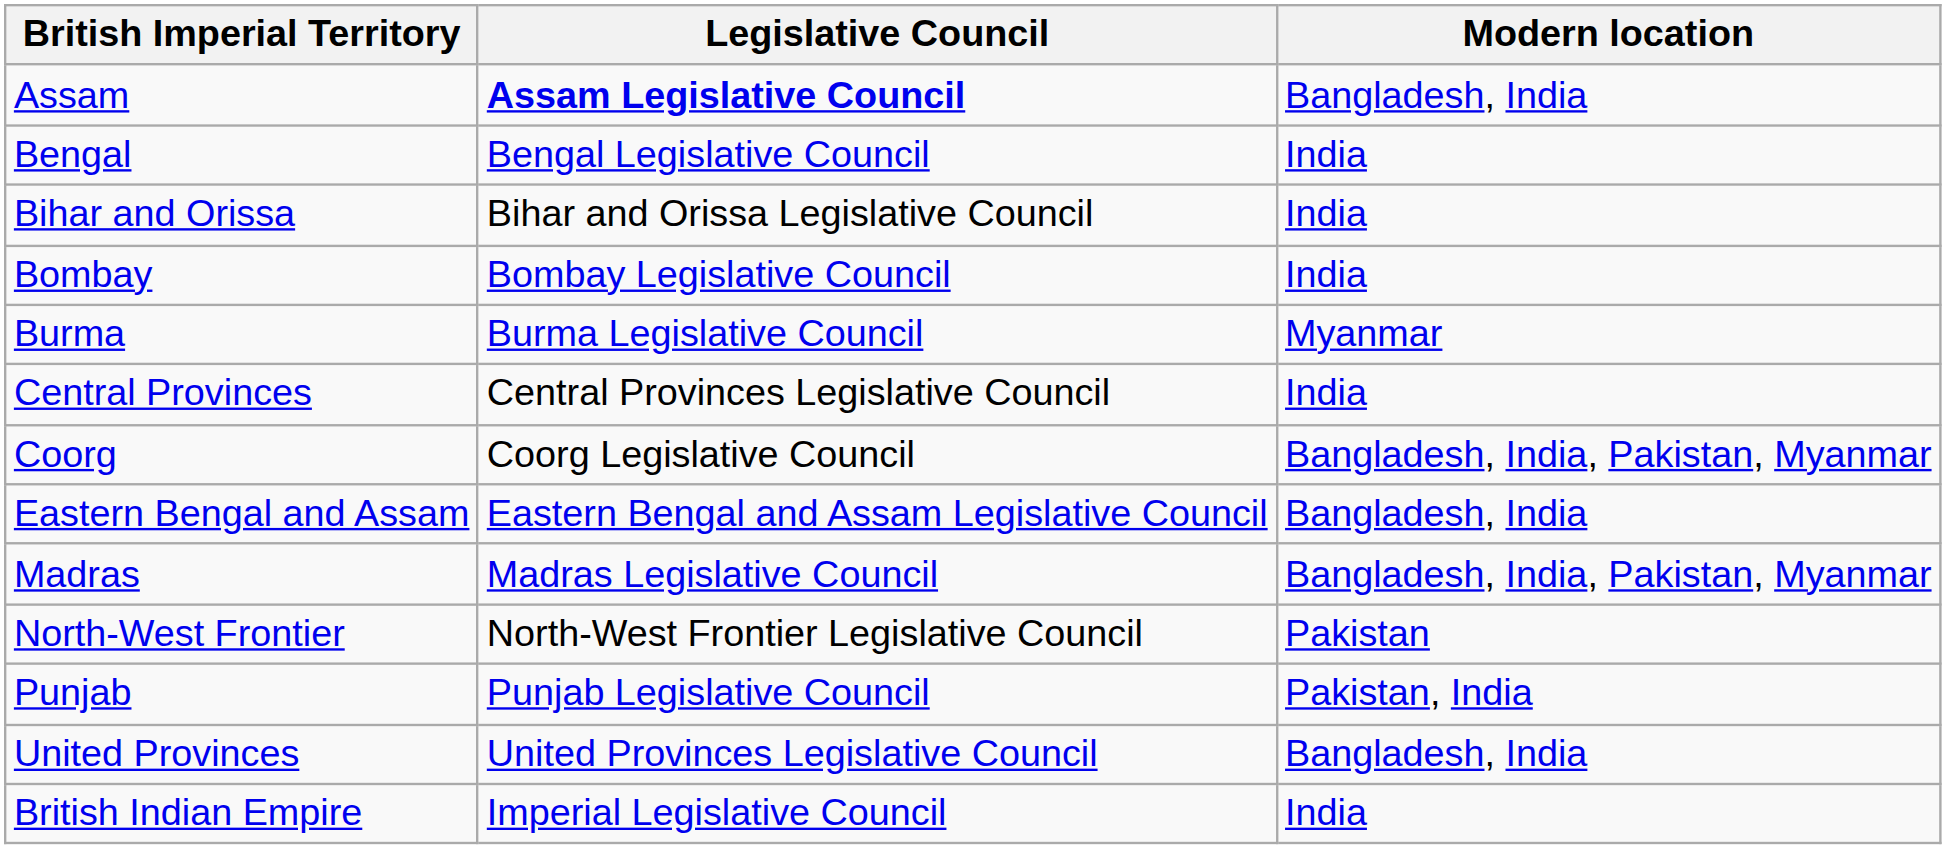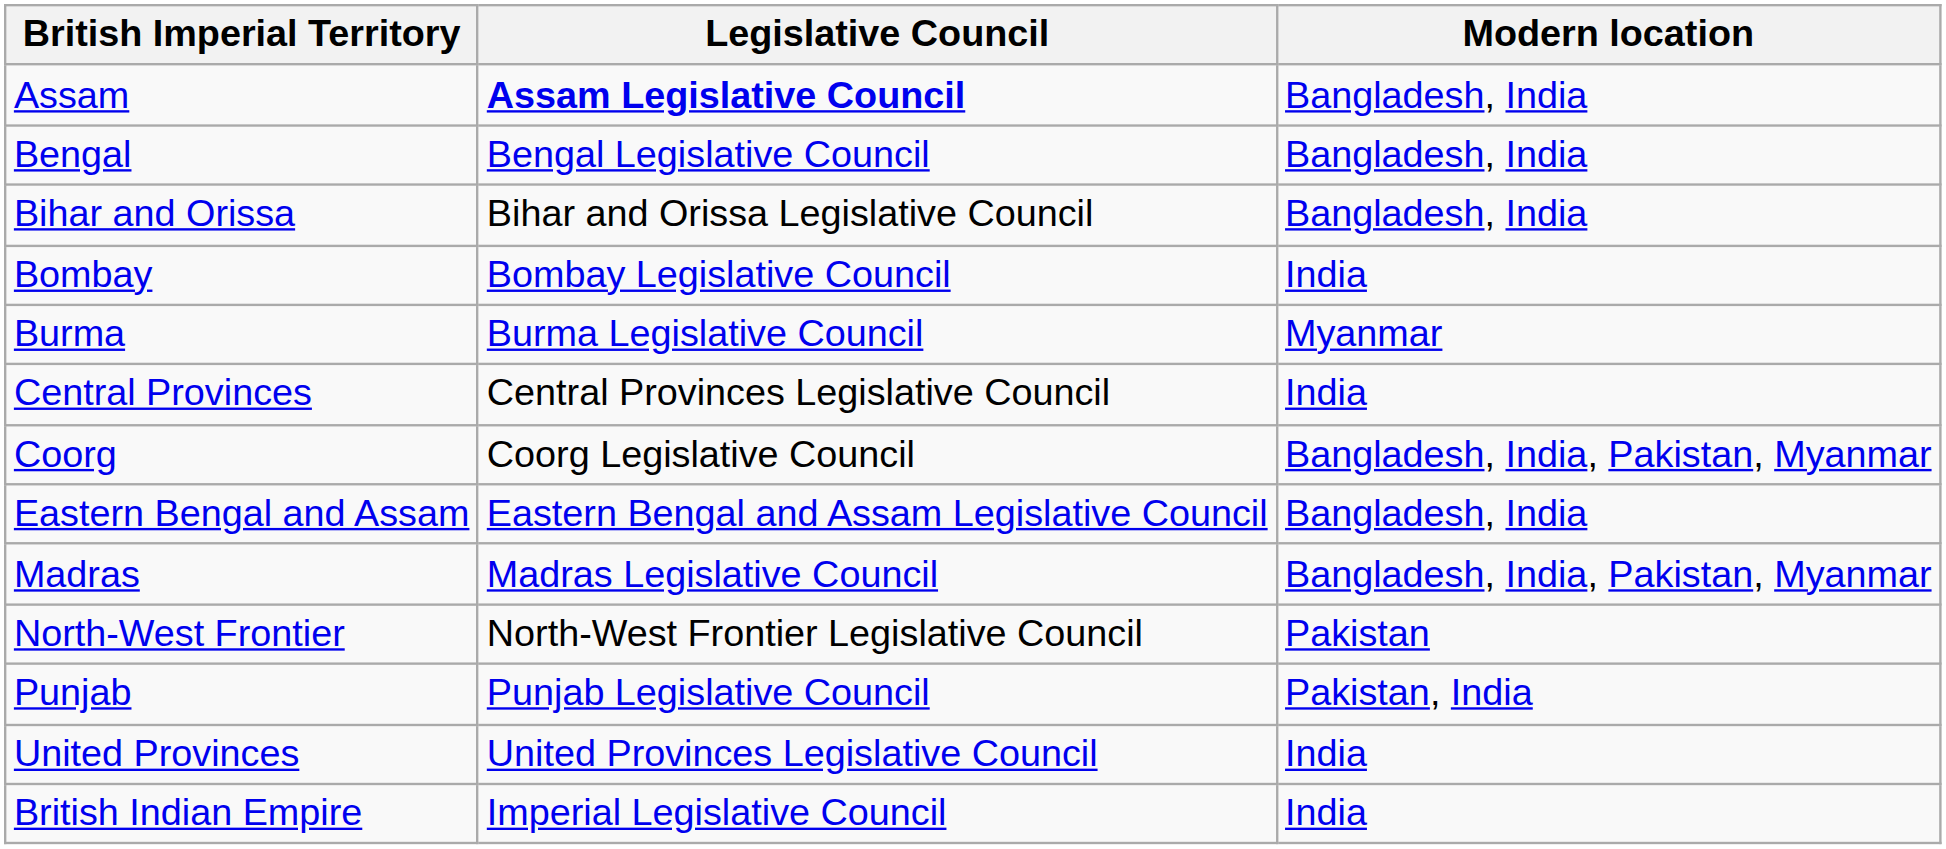(1326, 154) India -> (1436, 154) Bangladesh, India
(1326, 214) India -> (1436, 214) Bangladesh, India
(1436, 753) Bangladesh, India -> (1326, 753) India
